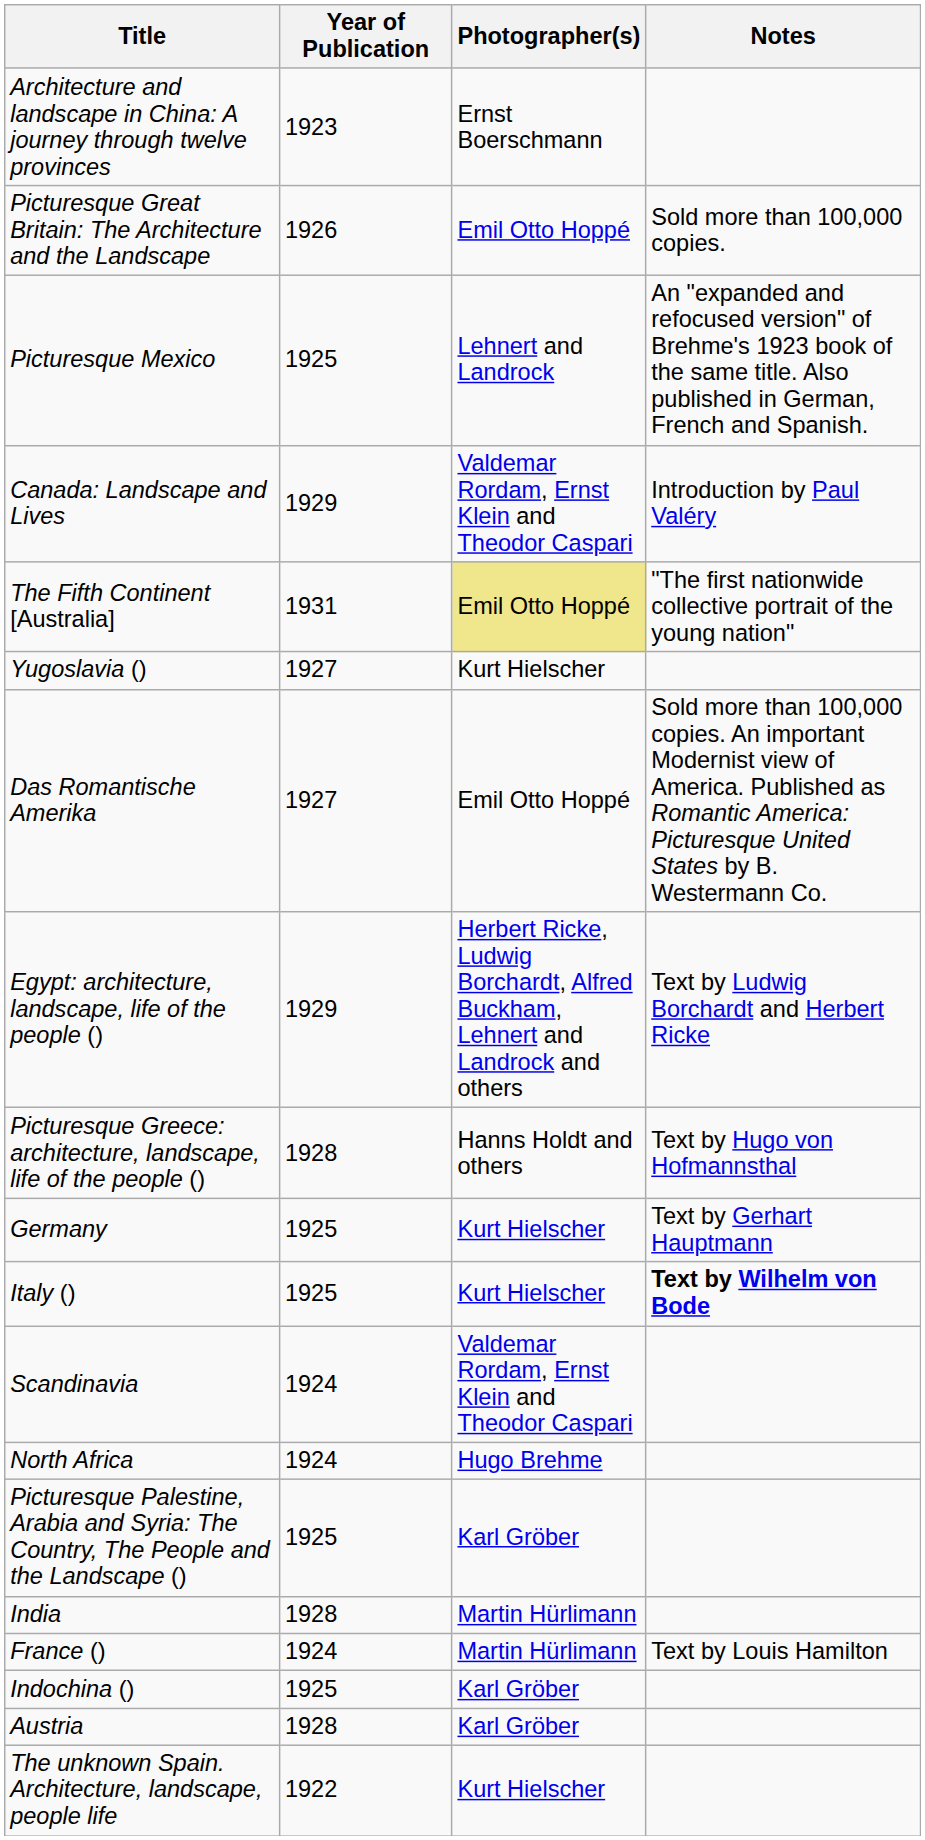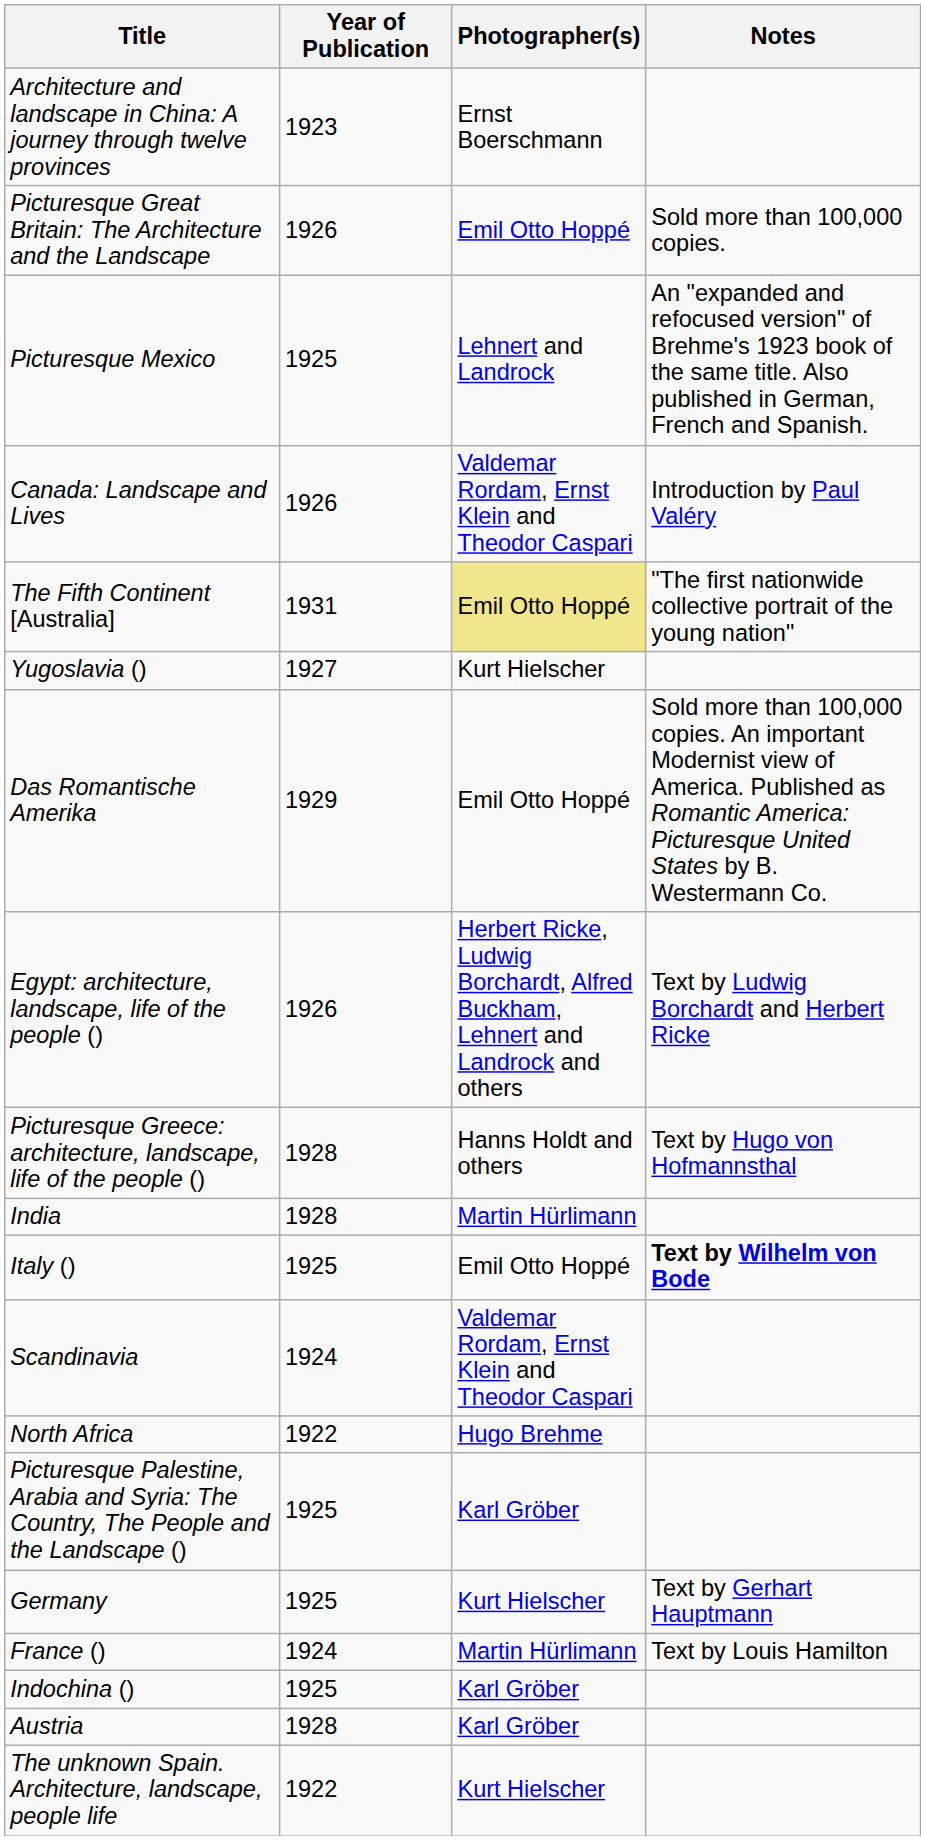(311, 503) 1929 -> (311, 503) 1926
(311, 800) 1927 -> (311, 800) 1929
(311, 1009) 1929 -> (311, 1009) 1926
rows swapped: (59, 1229) <-> (36, 1614)
(531, 1293) Kurt Hielscher -> (544, 1266) Emil Otto Hoppé
(311, 1460) 1924 -> (311, 1434) 1922
